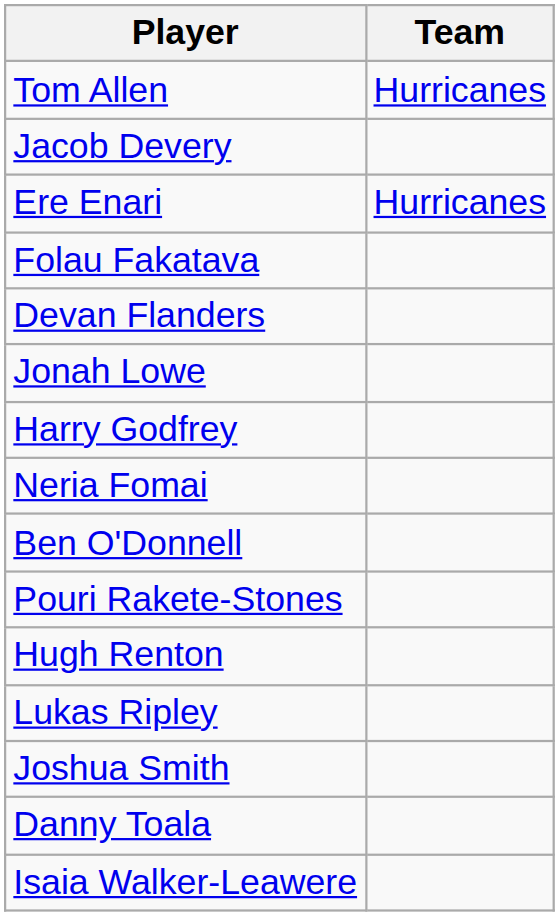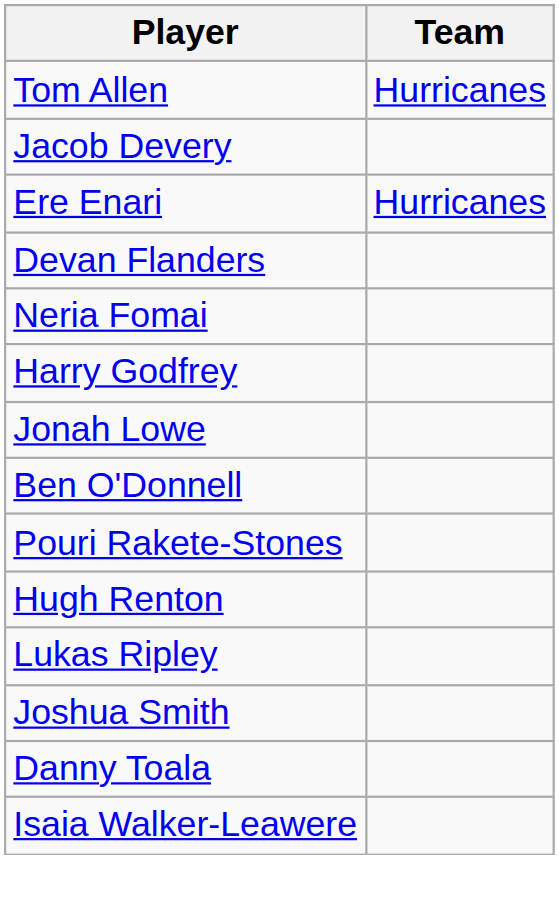- row: (136, 259)
rows swapped: (110, 485) <-> (110, 372)
